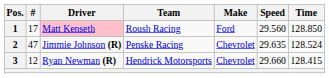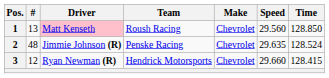(33, 28) 17 -> (33, 28) 13
(226, 28) Ford -> (236, 28) Chevrolet
(33, 44) 47 -> (33, 44) 48
